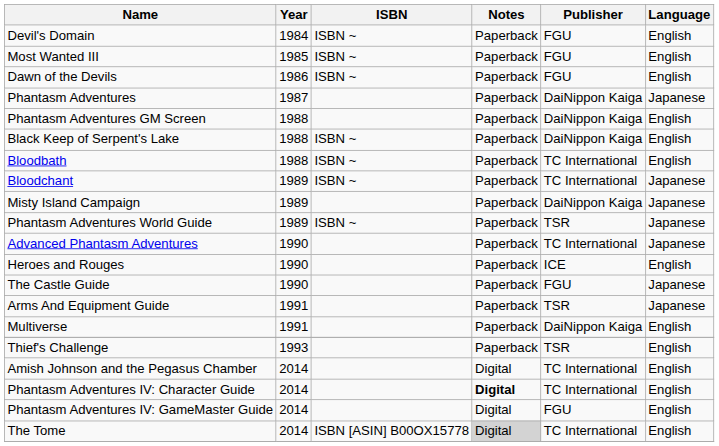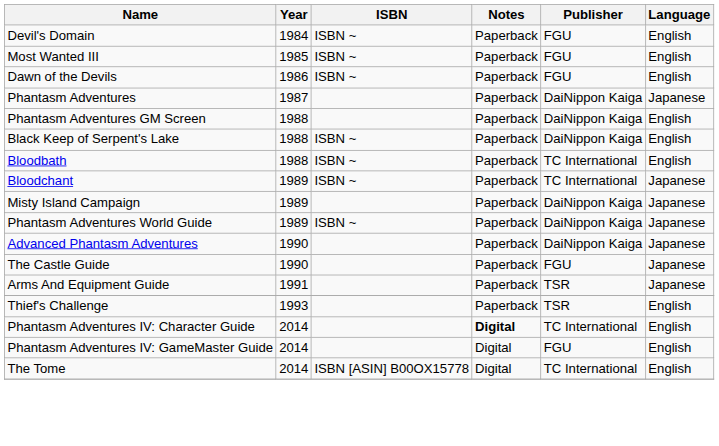(557, 222) TSR -> (593, 222) DaiNippon Kaiga
(591, 243) TC International -> (593, 243) DaiNippon Kaiga
- row: (66, 264)
- row: (37, 327)
- row: (132, 368)
(493, 431) lightgrey background -> (493, 368) no background
